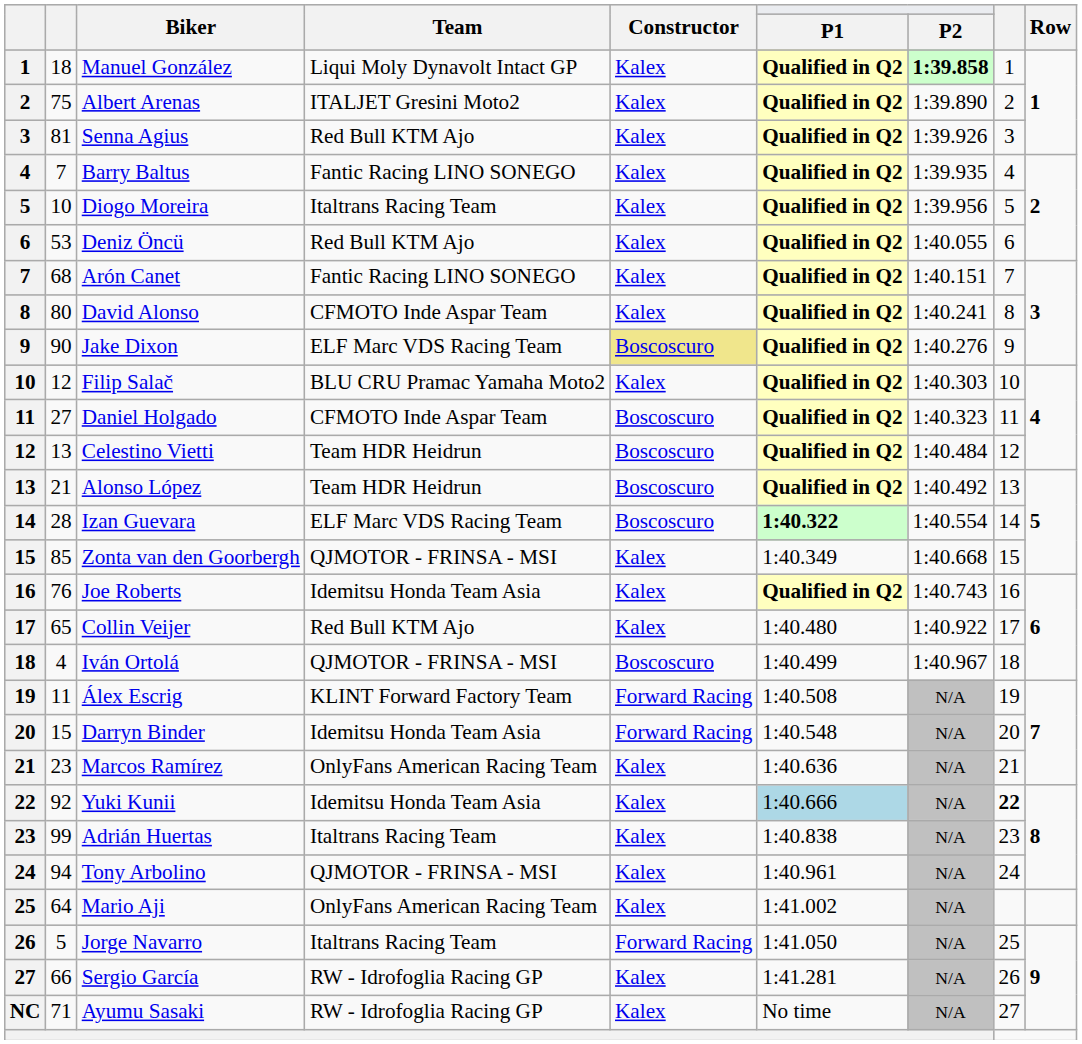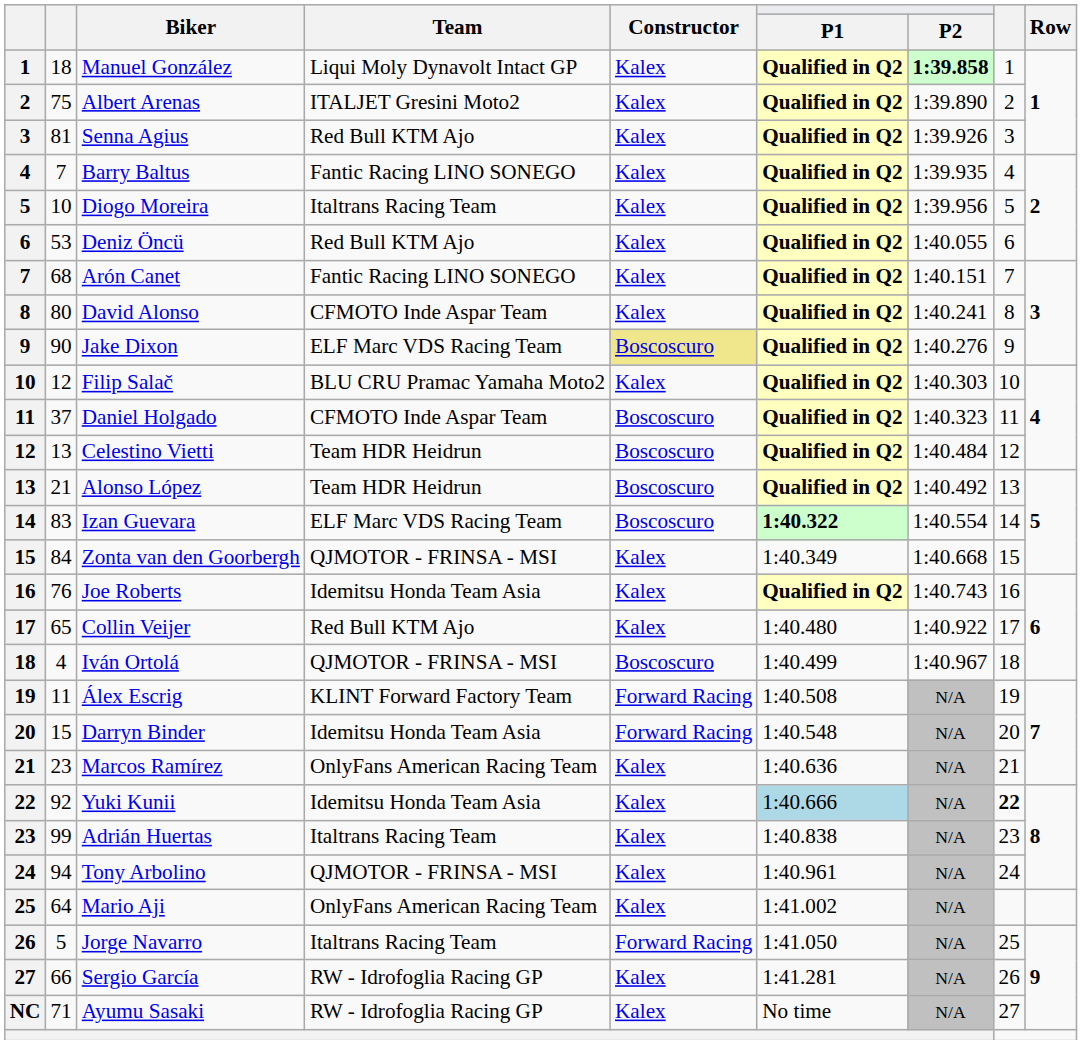(61, 416) 27 -> (61, 416) 37
(61, 521) 28 -> (61, 521) 83
(61, 556) 85 -> (61, 556) 84
